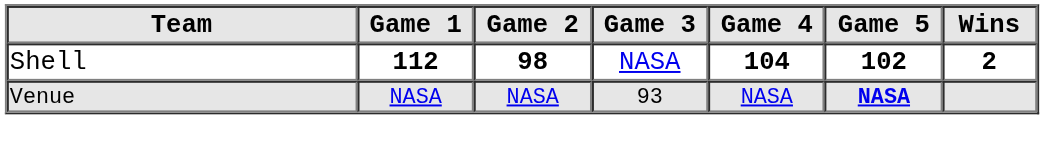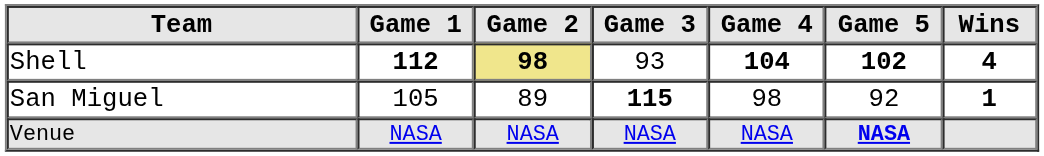(533, 62) no background -> (533, 62) khaki background
(650, 62) NASA -> (650, 62) 93
(989, 62) 2 -> (989, 62) 4
+ row: (87, 100)
(650, 97) 93 -> (650, 134) NASA
